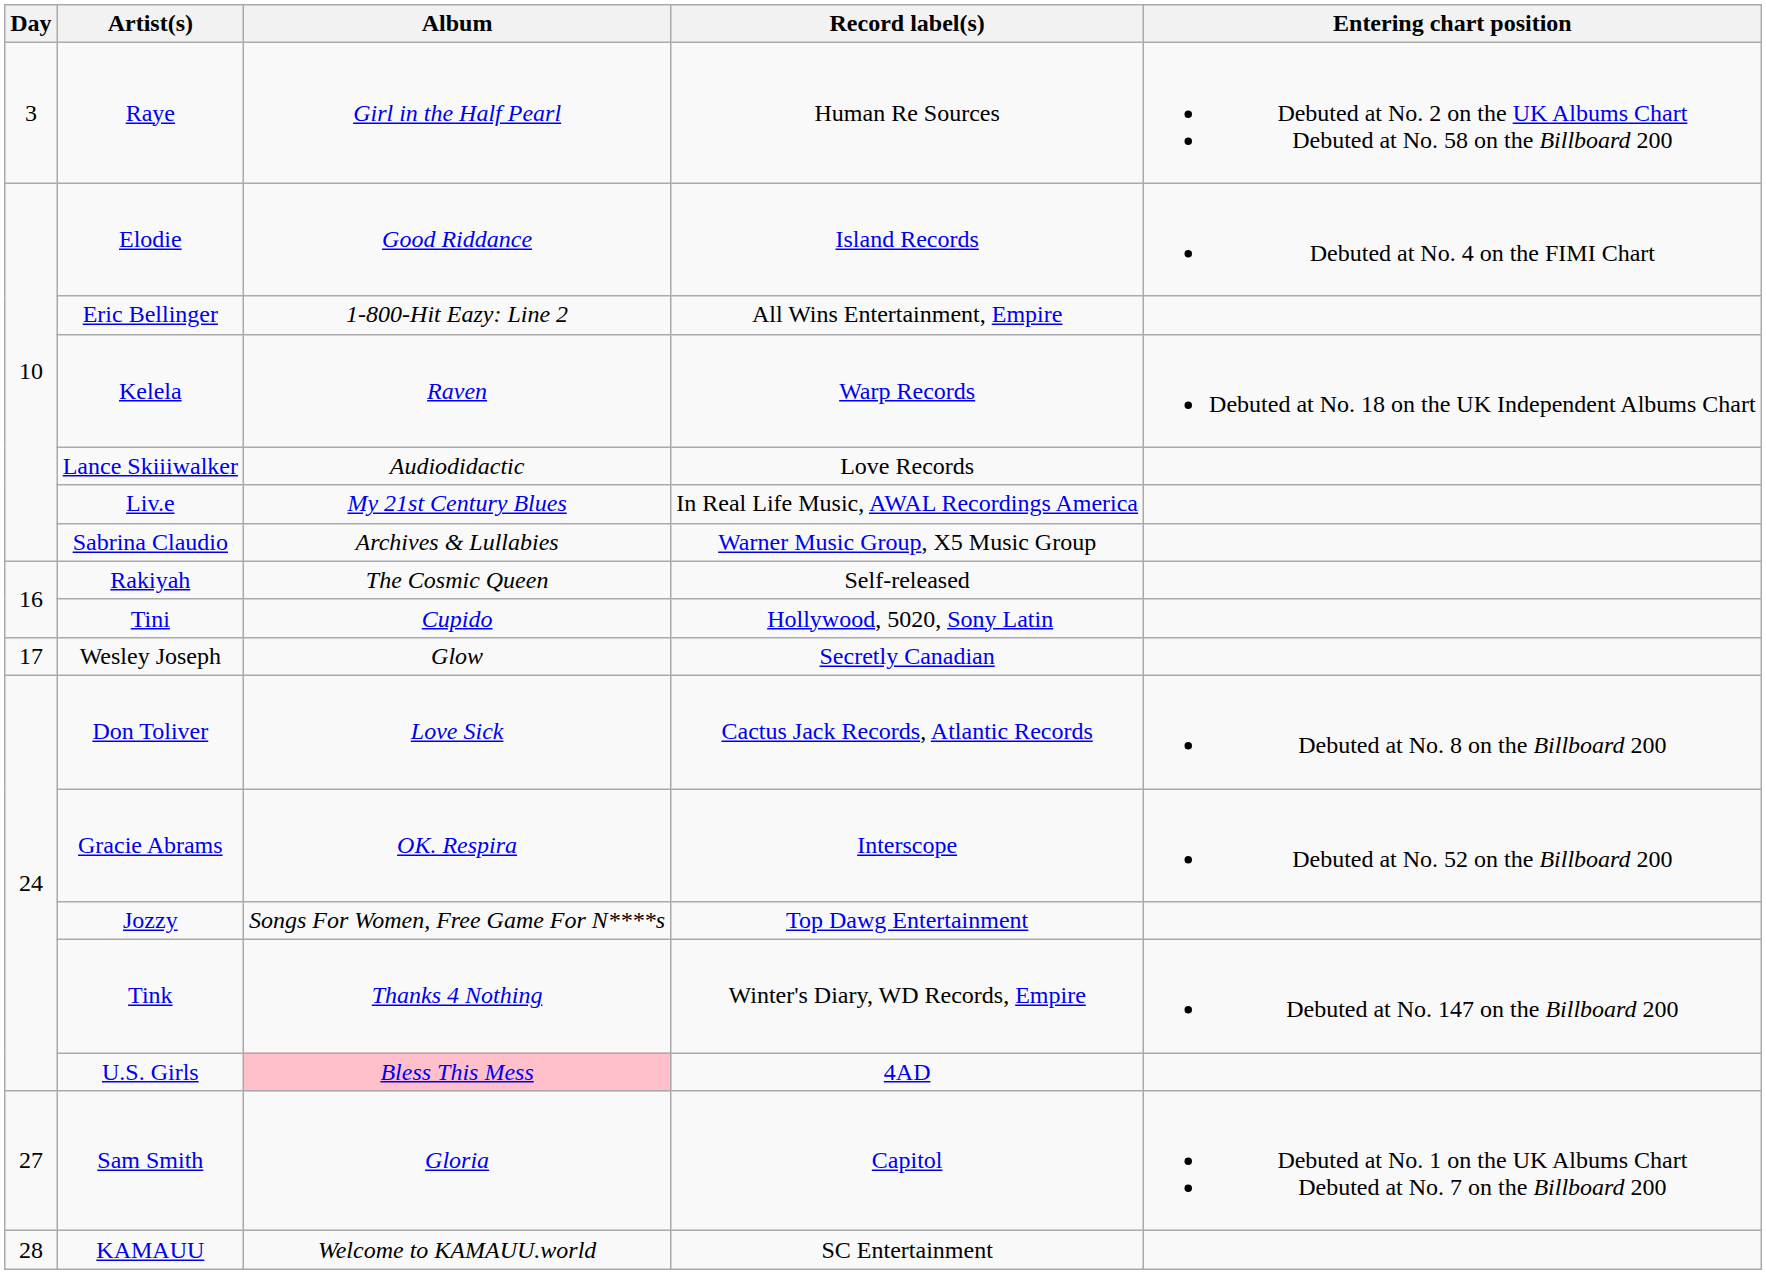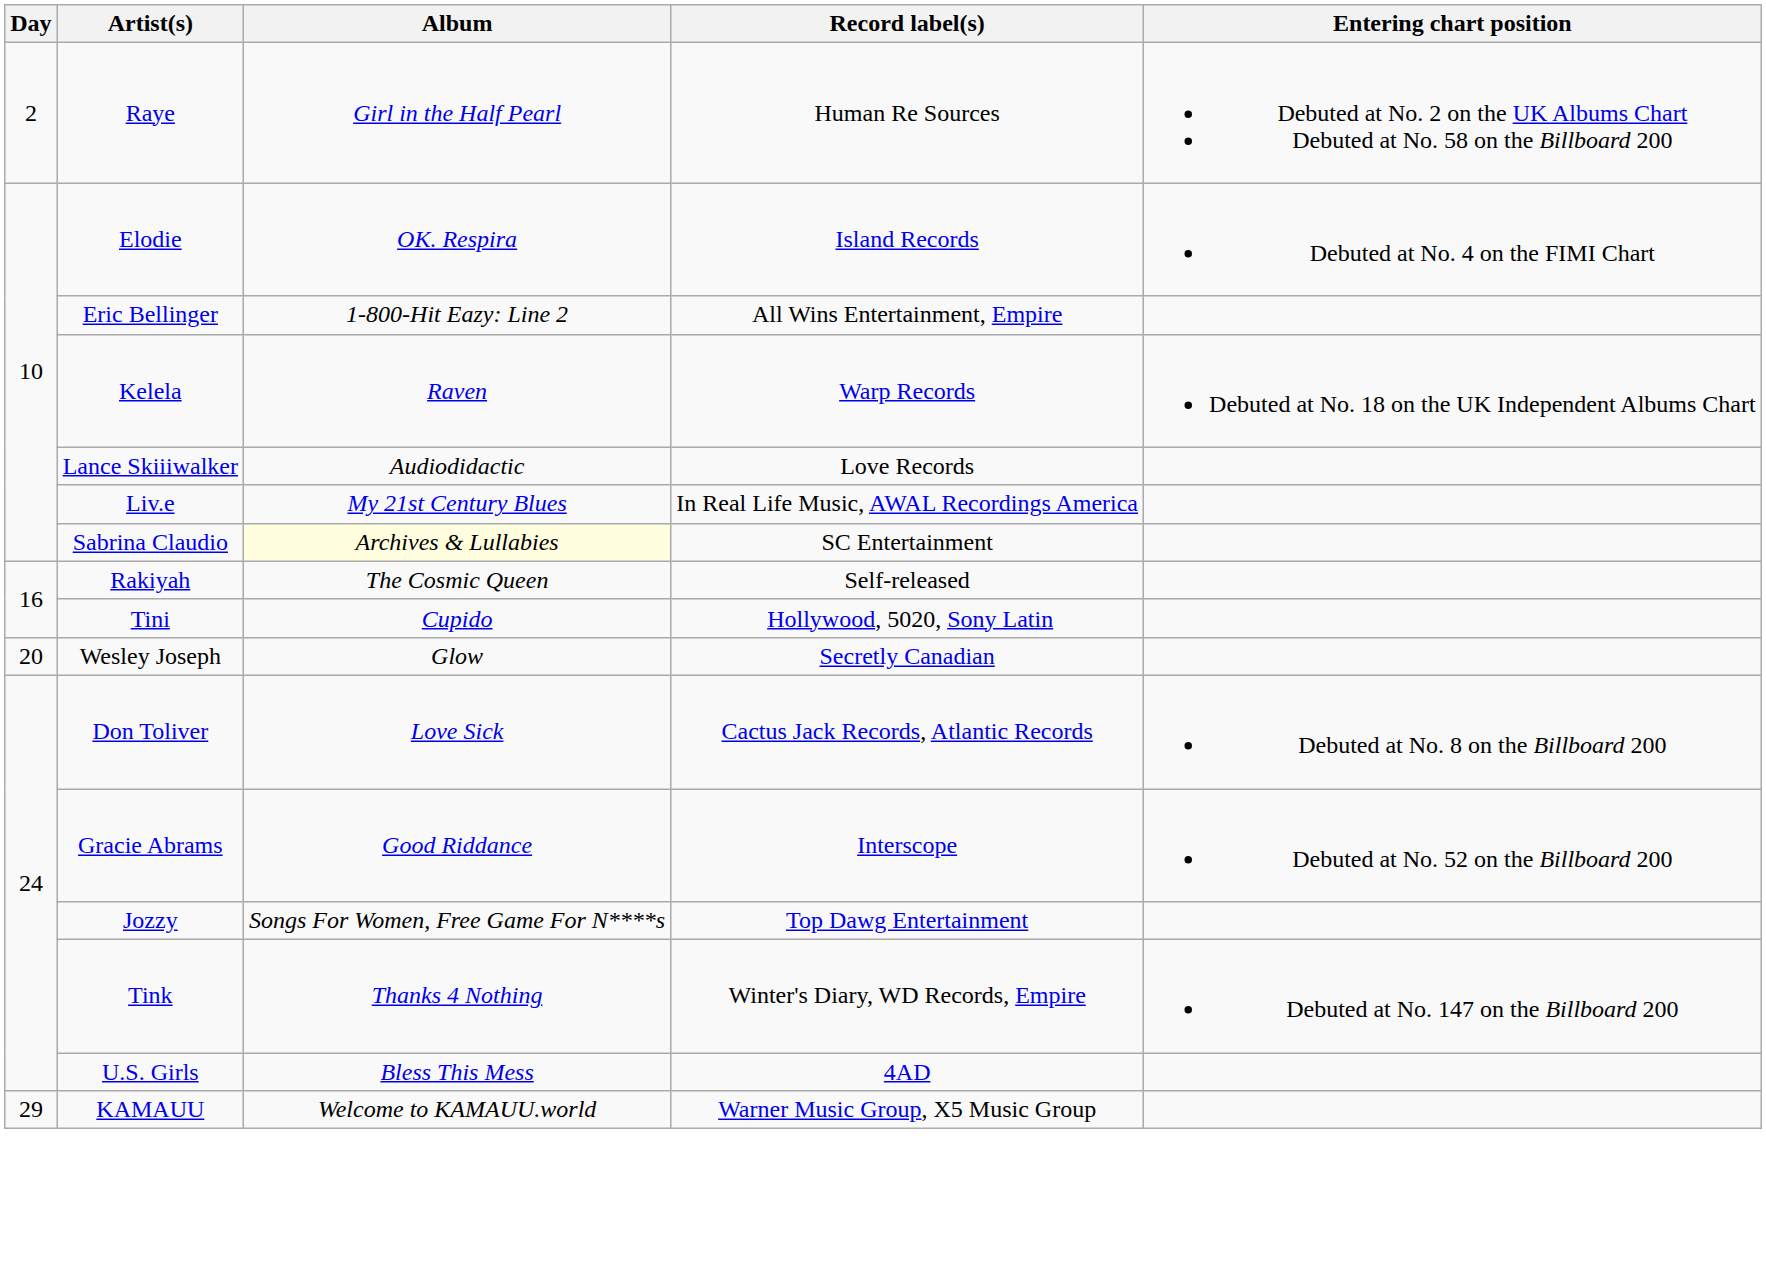(31, 112) 3 -> (31, 112) 2
(457, 239) Good Riddance -> (457, 239) OK. Respira
(457, 541) no background -> (457, 541) lightyellow background
(907, 541) Warner Music Group, X5 Music Group -> (907, 541) SC Entertainment
(31, 656) 17 -> (31, 656) 20
(457, 844) OK. Respira -> (457, 844) Good Riddance
(457, 1071) pink background -> (457, 1071) no background
- row: (150, 1160)
(31, 1249) 28 -> (31, 1109) 29
(907, 1249) SC Entertainment -> (907, 1109) Warner Music Group, X5 Music Group
